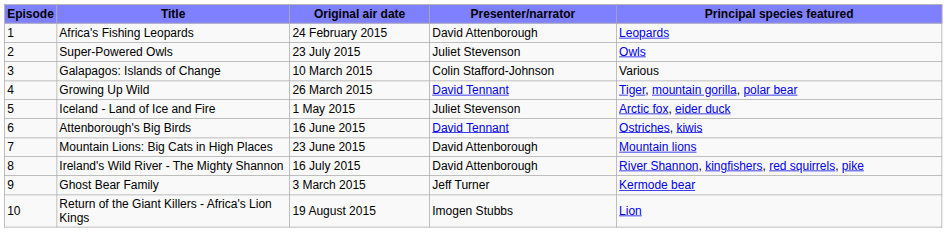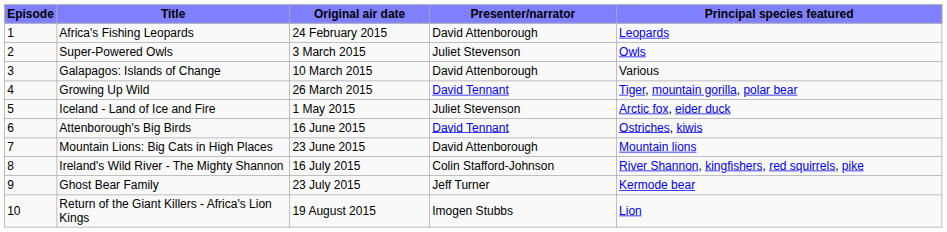(326, 52) 23 July 2015 -> (329, 52) 3 March 2015
(493, 71) Colin Stafford-Johnson -> (485, 71) David Attenborough
(485, 166) David Attenborough -> (493, 166) Colin Stafford-Johnson
(329, 185) 3 March 2015 -> (326, 185) 23 July 2015
